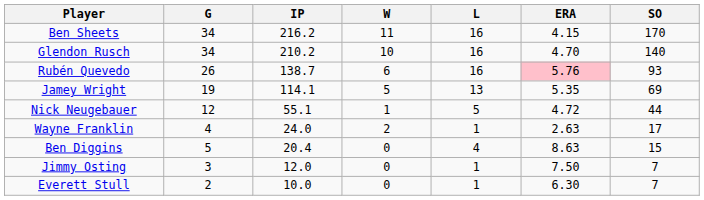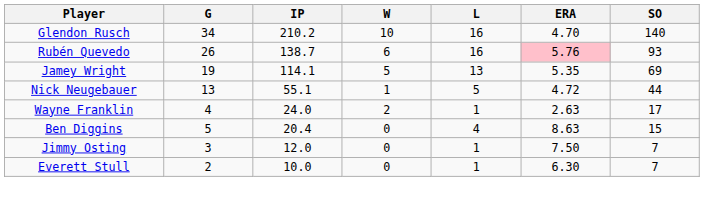- row: (84, 33)
(208, 109) 12 -> (208, 90) 13
